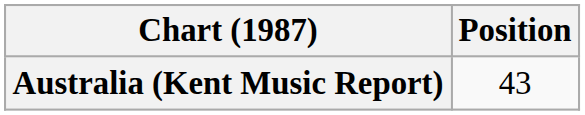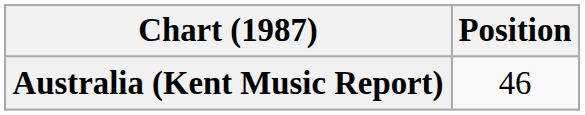(515, 82) 43 -> (515, 82) 46
